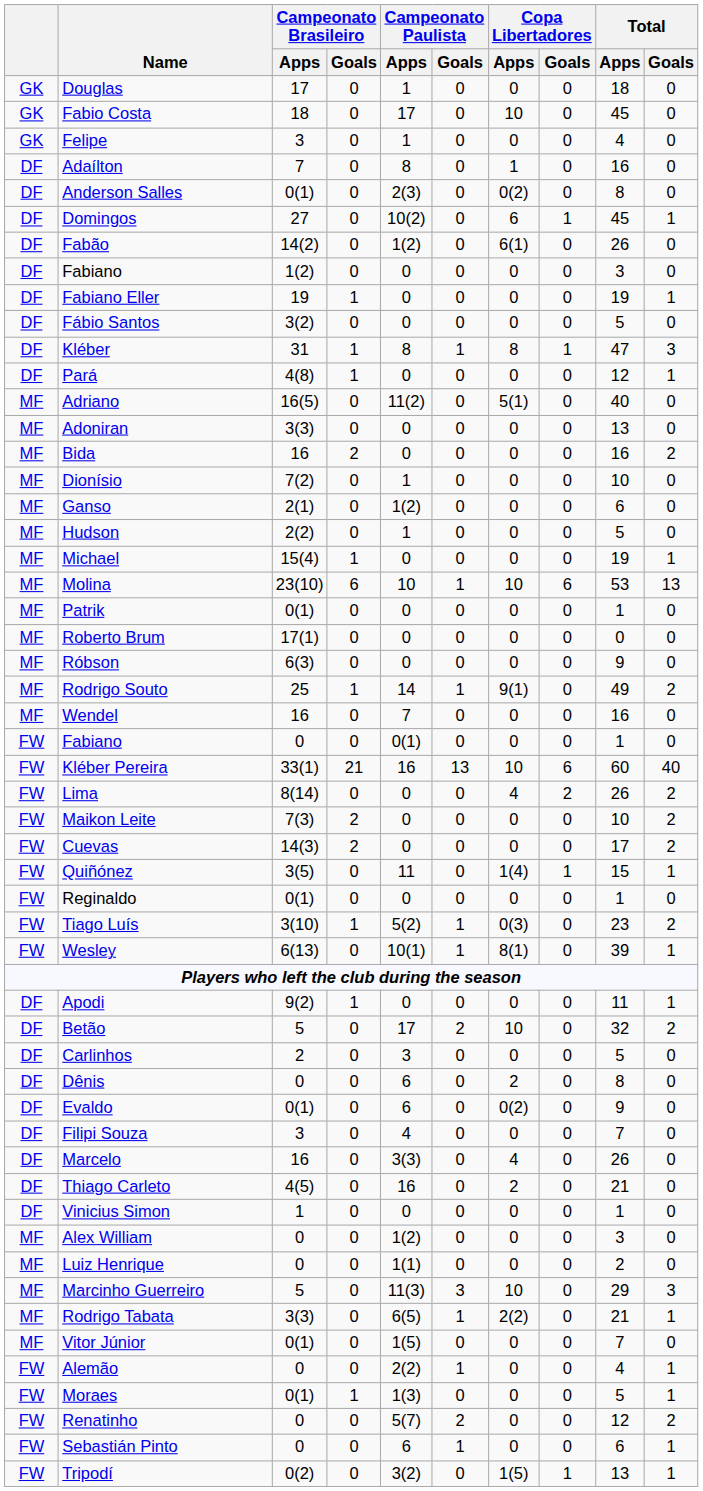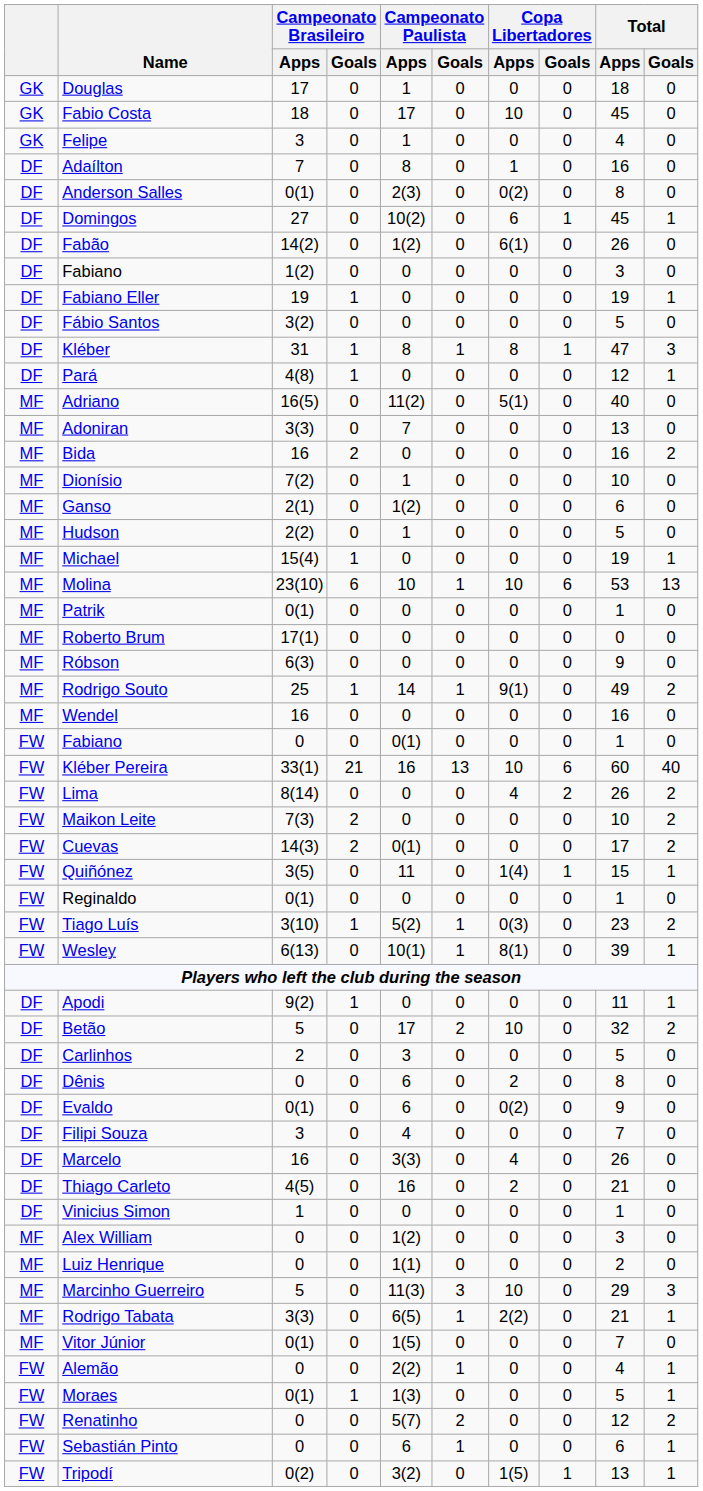(406, 428) 0 -> (406, 428) 7
(406, 715) 7 -> (406, 715) 0
(406, 846) 0 -> (406, 846) 0(1)
